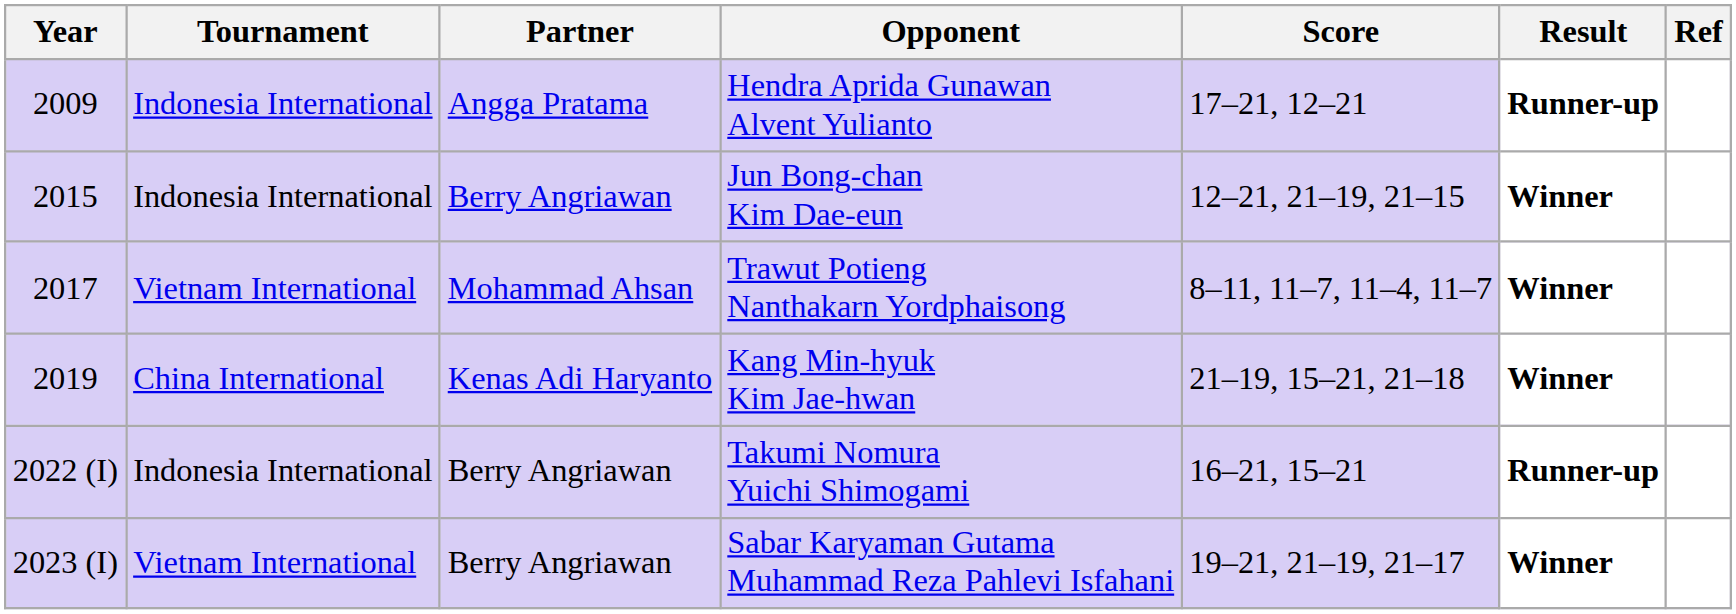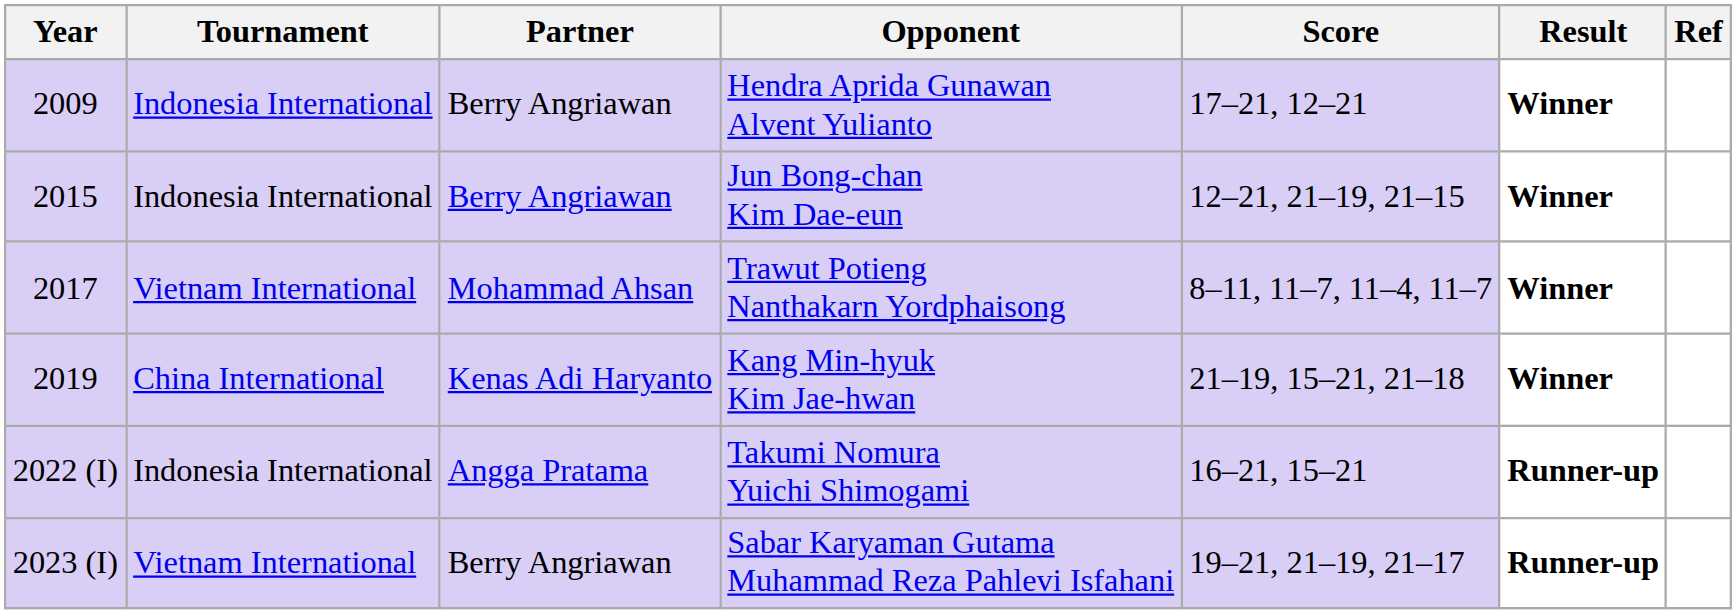(548, 104) Angga Pratama -> (560, 104) Berry Angriawan
(1583, 104) Runner-up -> (1560, 104) Winner
(560, 470) Berry Angriawan -> (548, 470) Angga Pratama
(1560, 562) Winner -> (1583, 562) Runner-up
